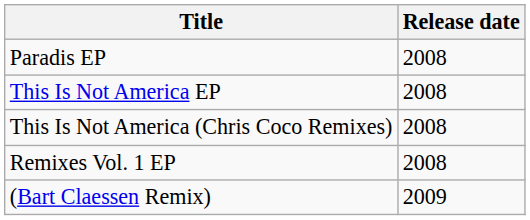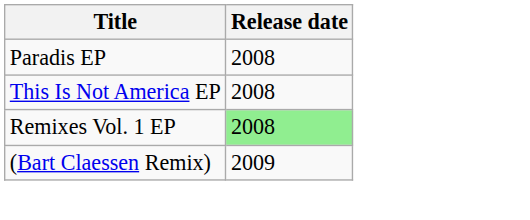- row: (201, 127)
(425, 162) no background -> (253, 127) lightgreen background
